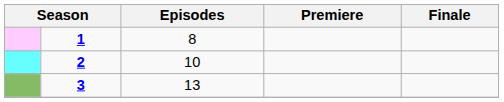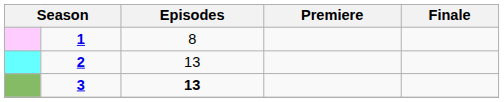(192, 62) 10 -> (192, 62) 13
(192, 85) normal -> (192, 85) bold
